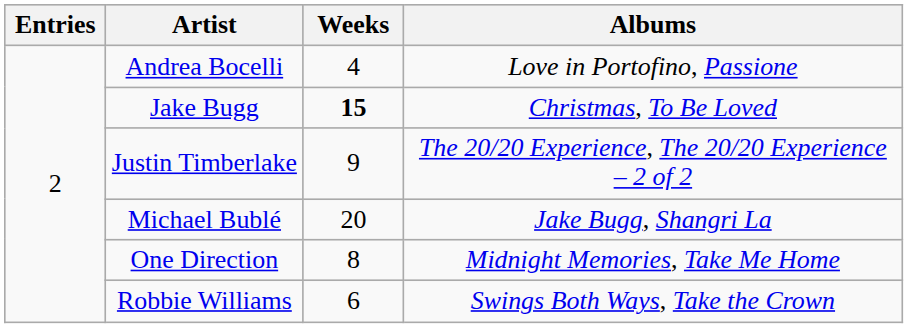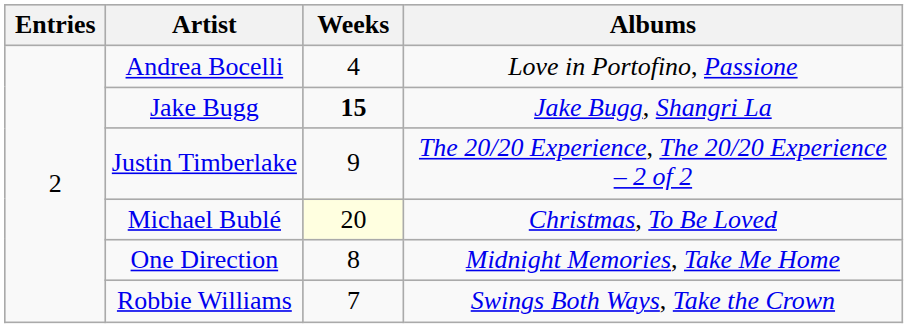(653, 107) Christmas, To Be Loved -> (653, 107) Jake Bugg, Shangri La
(353, 218) no background -> (353, 218) lightyellow background
(653, 218) Jake Bugg, Shangri La -> (653, 218) Christmas, To Be Loved
(353, 300) 6 -> (353, 300) 7
